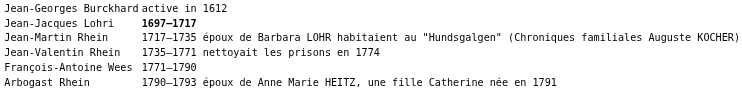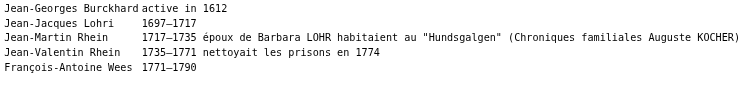(169, 23) bold -> (169, 23) normal
- row: (47, 82)
